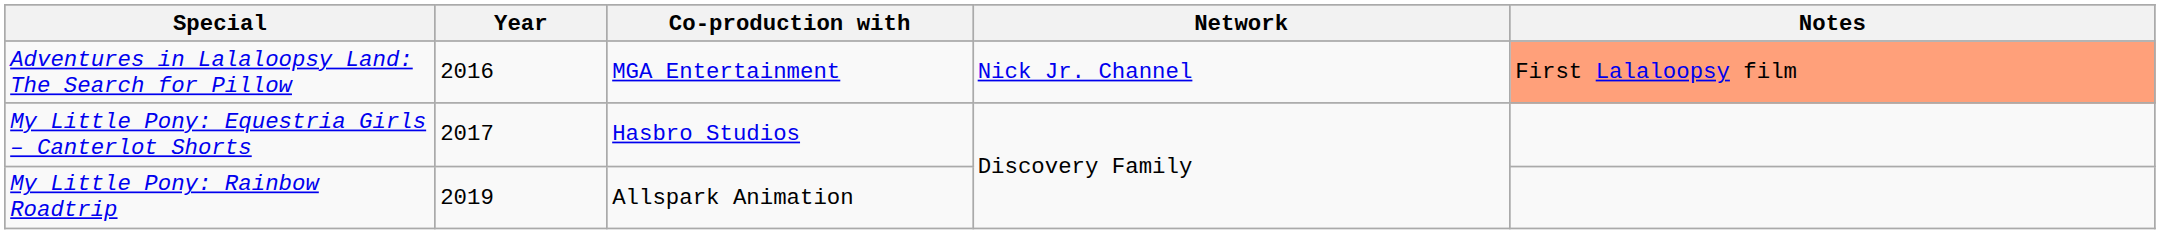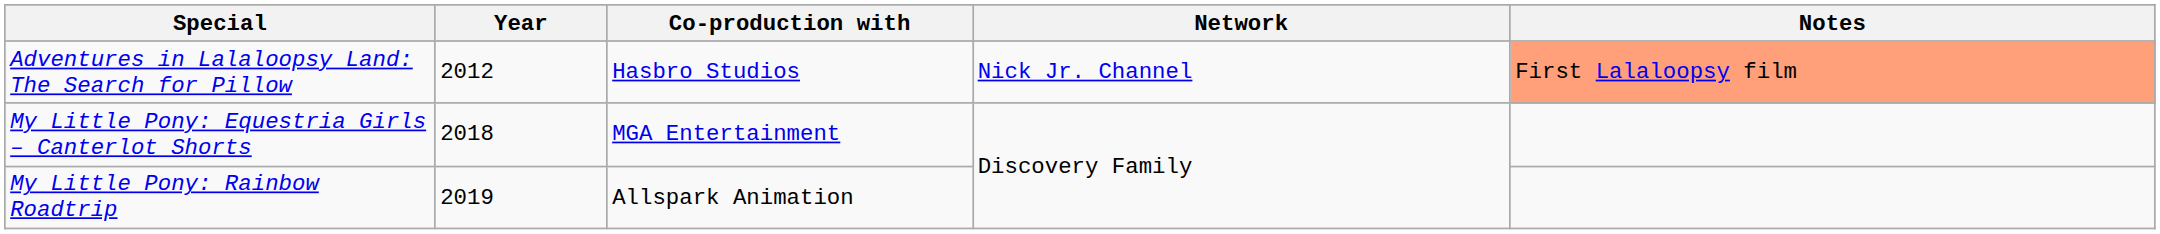(467, 72) 2016 -> (467, 72) 2012
(726, 72) MGA Entertainment -> (706, 72) Hasbro Studios
(467, 135) 2017 -> (467, 135) 2018
(706, 135) Hasbro Studios -> (726, 135) MGA Entertainment
